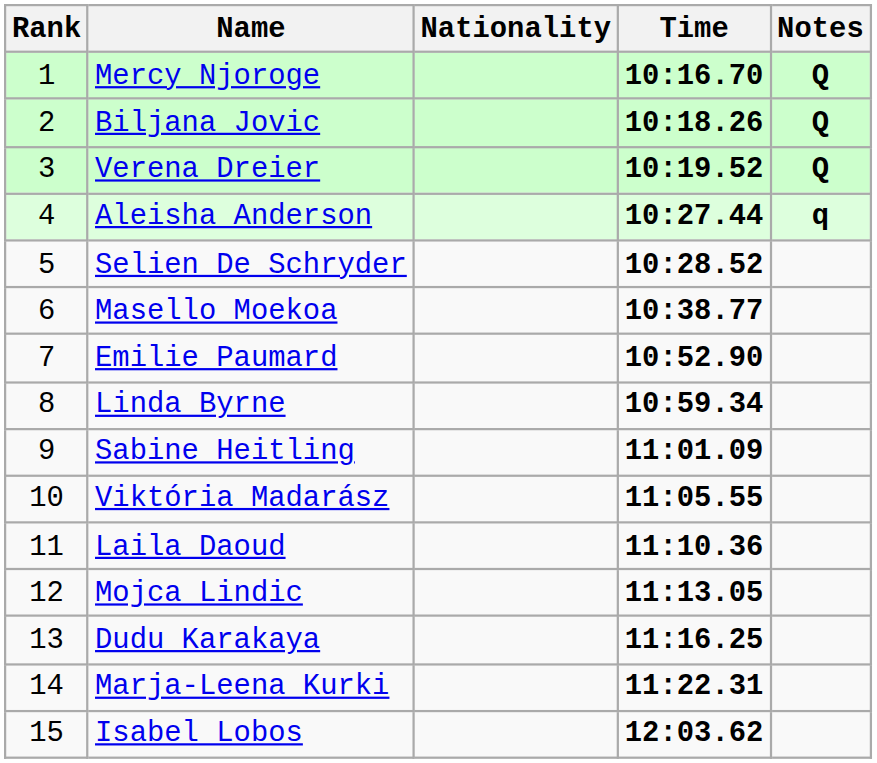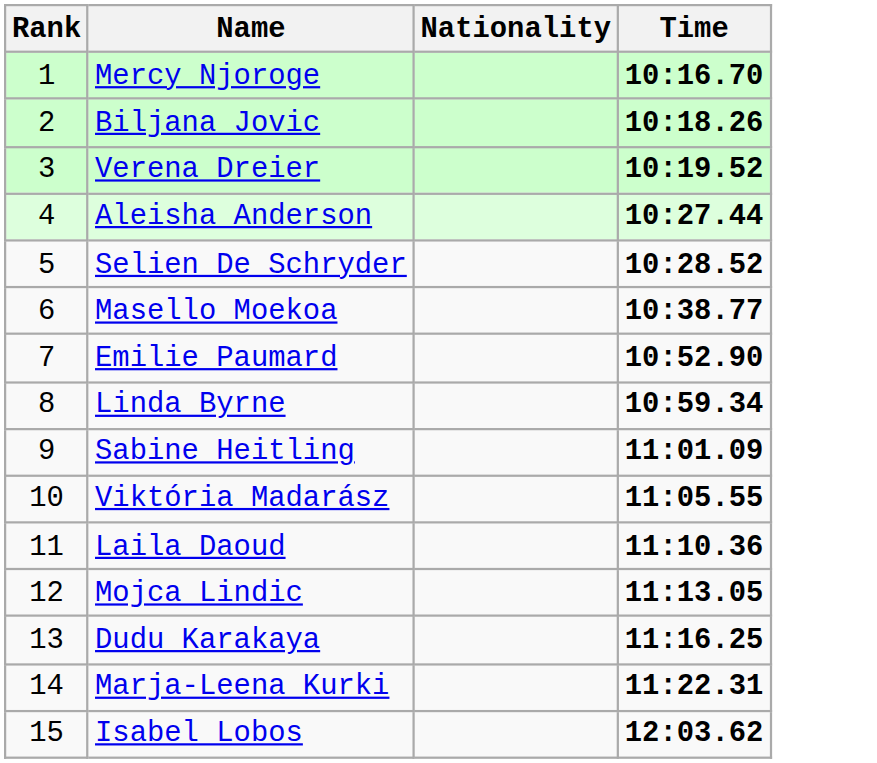- column: (820, 29)
